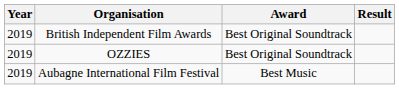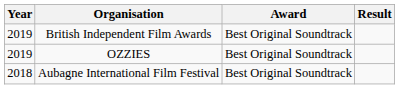(20, 73) 2019 -> (20, 73) 2018
(288, 73) Best Music -> (288, 73) Best Original Soundtrack
